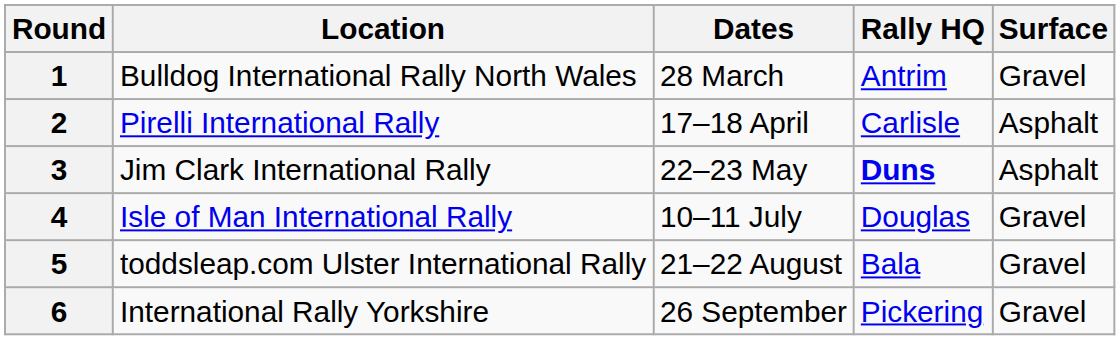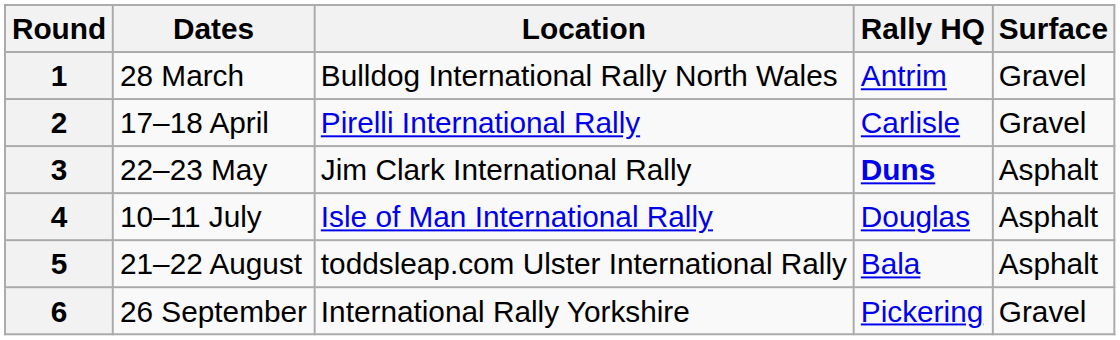columns swapped: (753, 29) <-> (383, 29)
(1048, 123) Asphalt -> (1043, 123) Gravel
(1043, 217) Gravel -> (1048, 217) Asphalt
(1043, 265) Gravel -> (1048, 265) Asphalt
